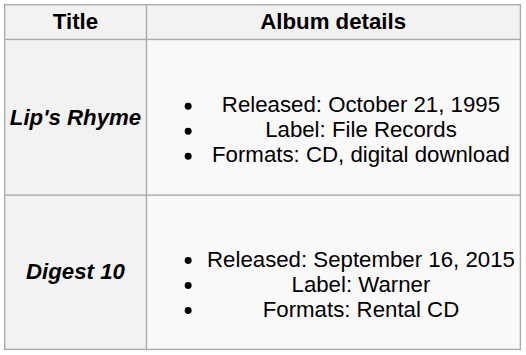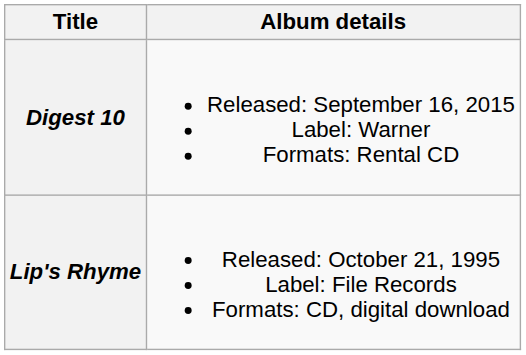rows swapped: (75, 117) <-> (75, 271)
